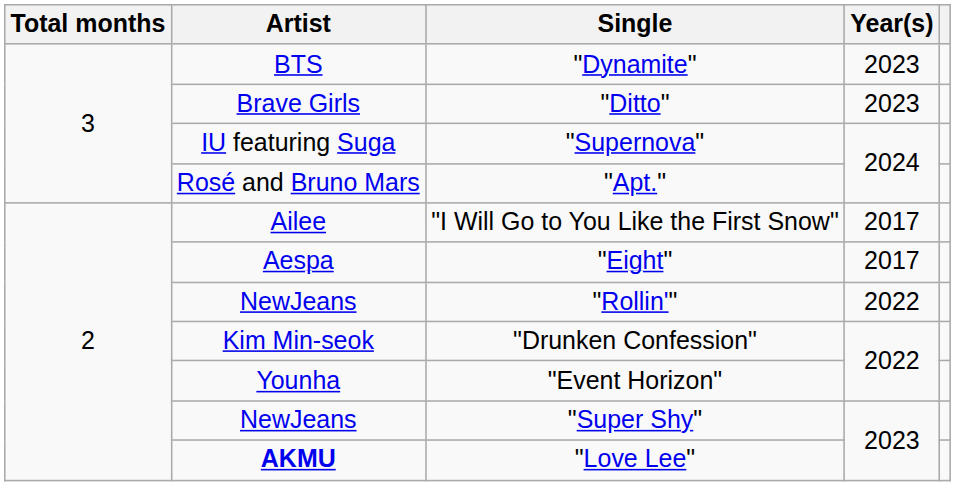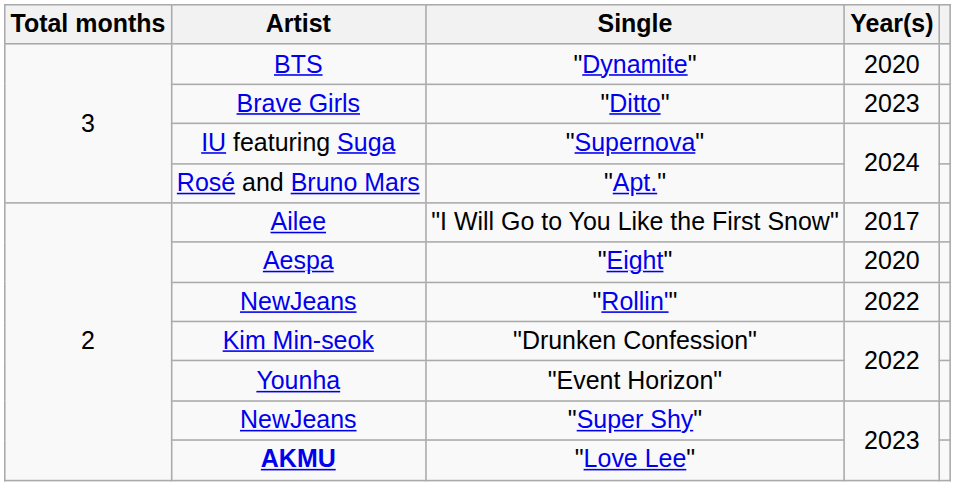(892, 63) 2023 -> (892, 63) 2020
(892, 261) 2017 -> (892, 261) 2020
